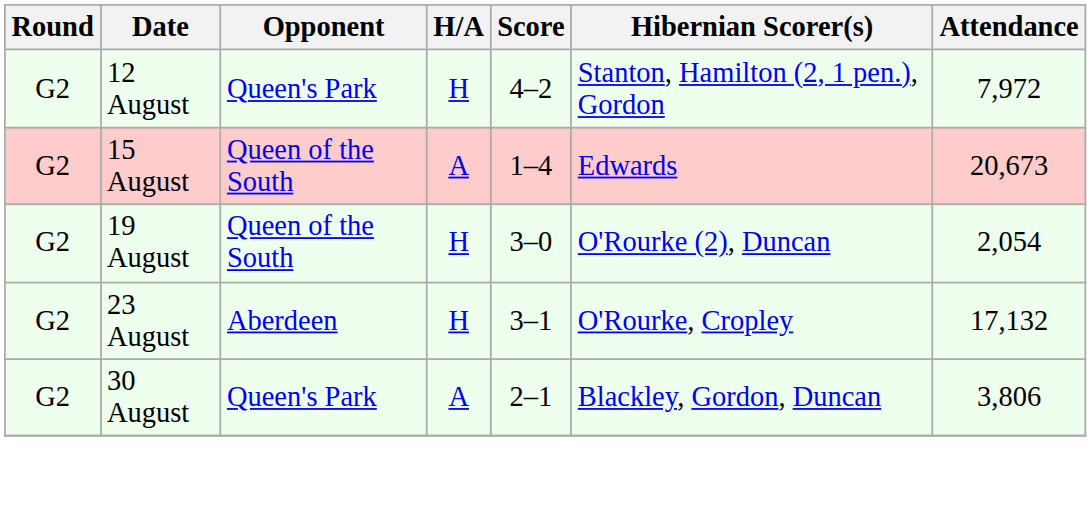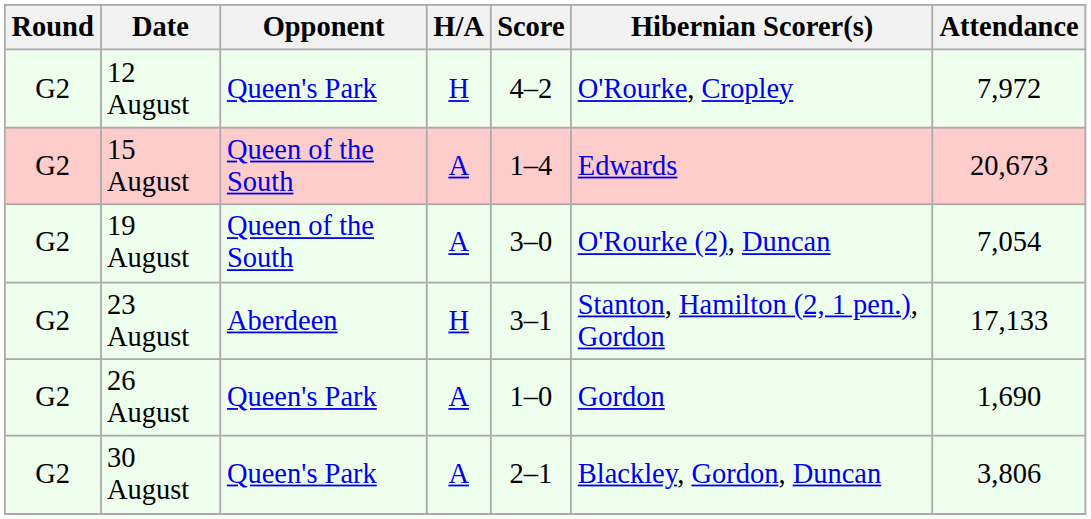(748, 88) Stanton, Hamilton (2, 1 pen.), Gordon -> (686, 88) O'Rourke, Cropley
(459, 242) H -> (459, 242) A
(1009, 242) 2,054 -> (1009, 242) 7,054
(686, 319) O'Rourke, Cropley -> (748, 319) Stanton, Hamilton (2, 1 pen.), Gordon
(1009, 319) 17,132 -> (1009, 319) 17,133
+ row: (148, 397)
